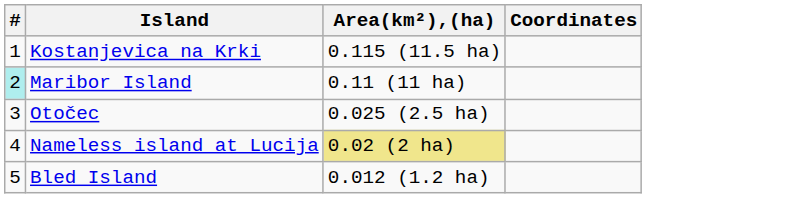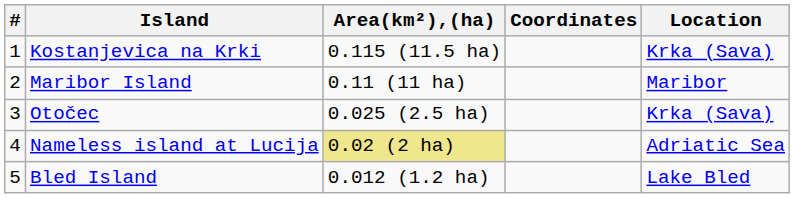+ column: (716, 20)
(15, 83) paleturquoise background -> (15, 83) no background
